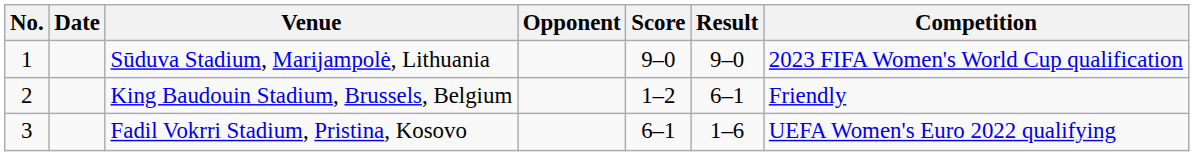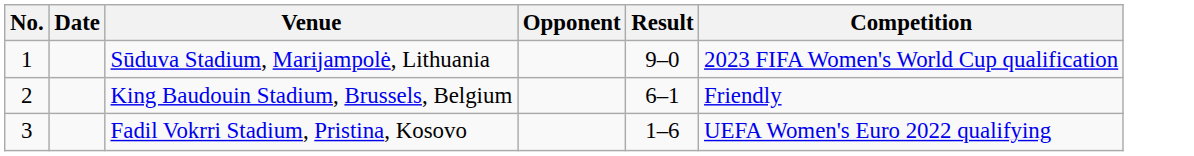- column: (658, 22)
